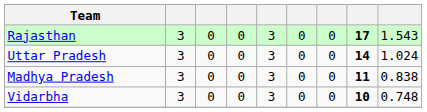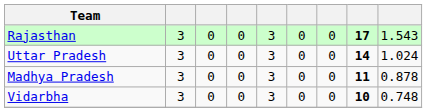(399, 76) 0.838 -> (399, 76) 0.878
